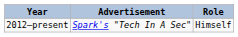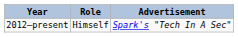columns swapped: (132, 11) <-> (213, 11)
